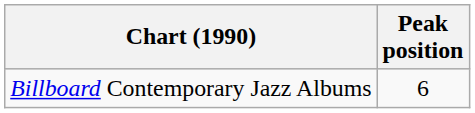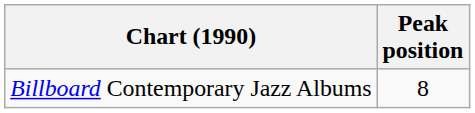(423, 88) 6 -> (423, 88) 8
